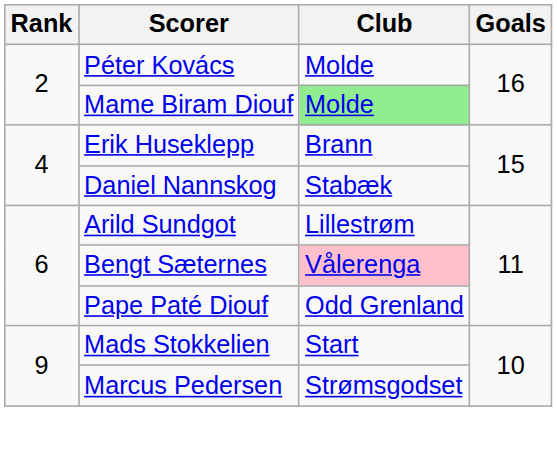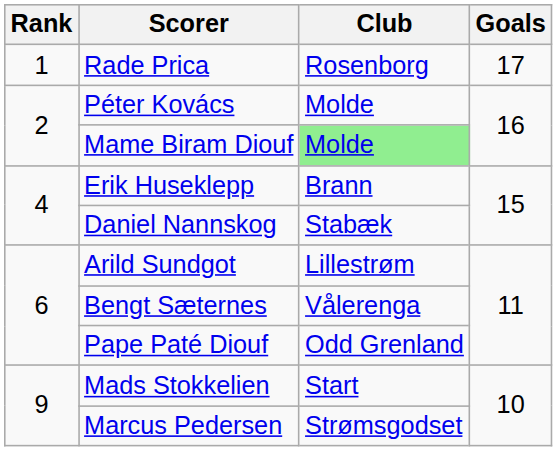+ row: (147, 64)
(363, 265) pink background -> (363, 305) no background
